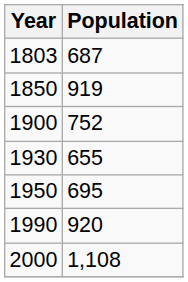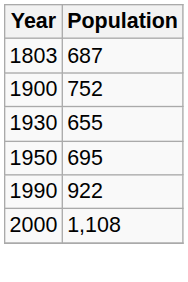- row: (33, 89)
(85, 225) 920 -> (85, 191) 922
